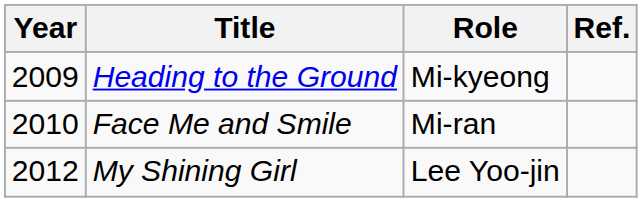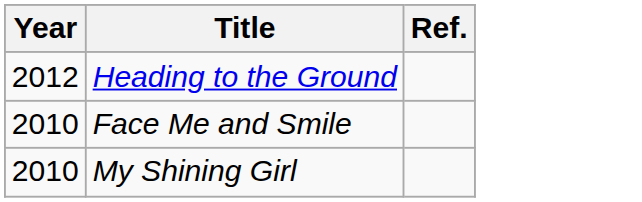- column: (485, 28)
(45, 76) 2009 -> (45, 76) 2012
(45, 171) 2012 -> (45, 171) 2010
